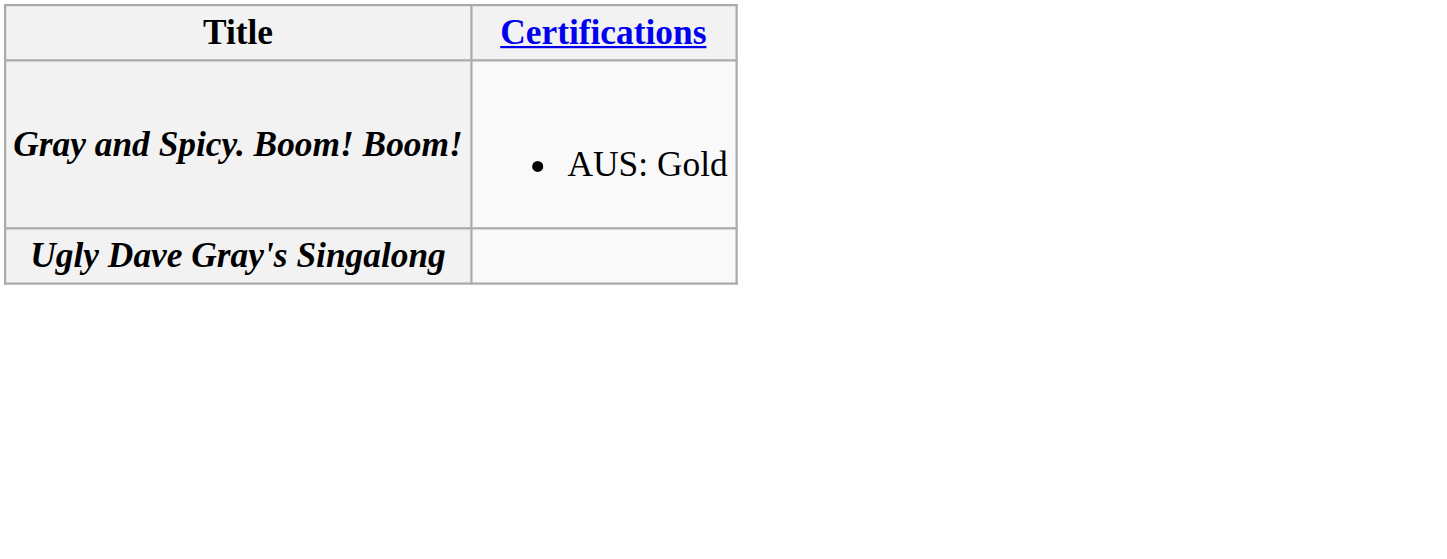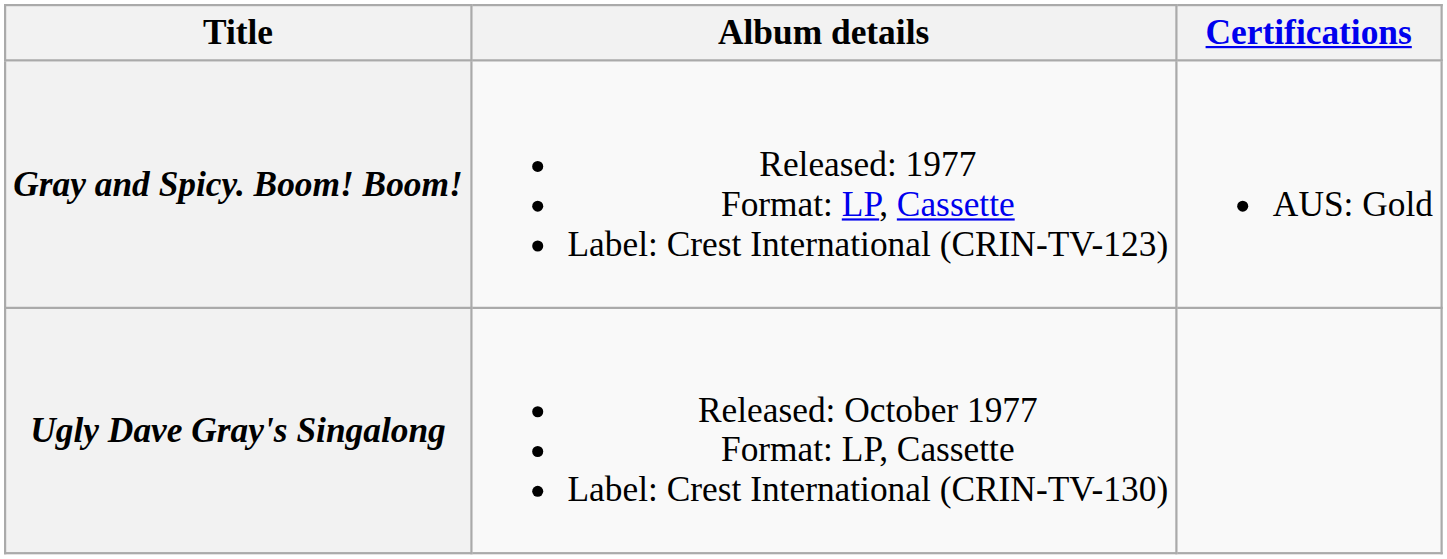+ column: (824, 32)
